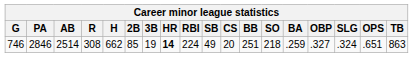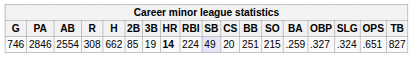(68, 45) 2514 -> (68, 45) 2554
(210, 45) no background -> (210, 45) lavender background
(272, 45) 218 -> (272, 45) 215
(397, 45) 863 -> (397, 45) 827
